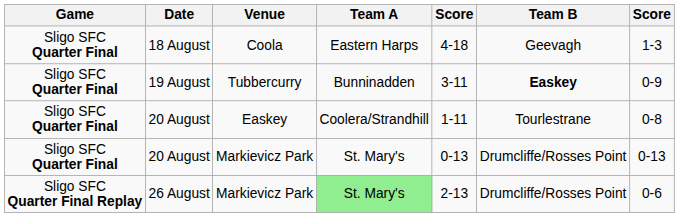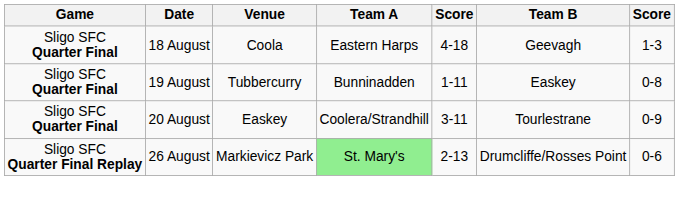(454, 82) 3-11 -> (454, 82) 1-11
(553, 82) bold -> (553, 82) normal
(652, 82) 0-9 -> (652, 82) 0-8
(454, 119) 1-11 -> (454, 119) 3-11
(652, 119) 0-8 -> (652, 119) 0-9
- row: (179, 156)
